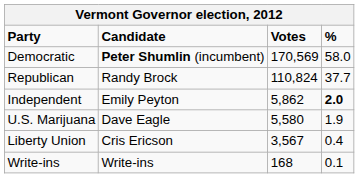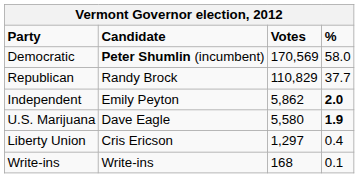(294, 78) 110,824 -> (294, 78) 110,829
(334, 120) normal -> (334, 120) bold
(287, 141) 3,567 -> (287, 141) 1,297
